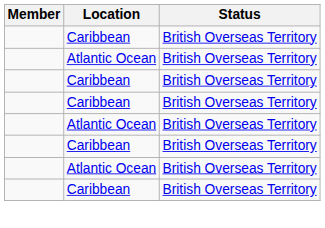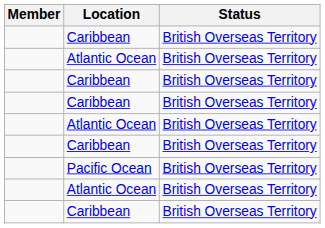+ row: (34, 168)
